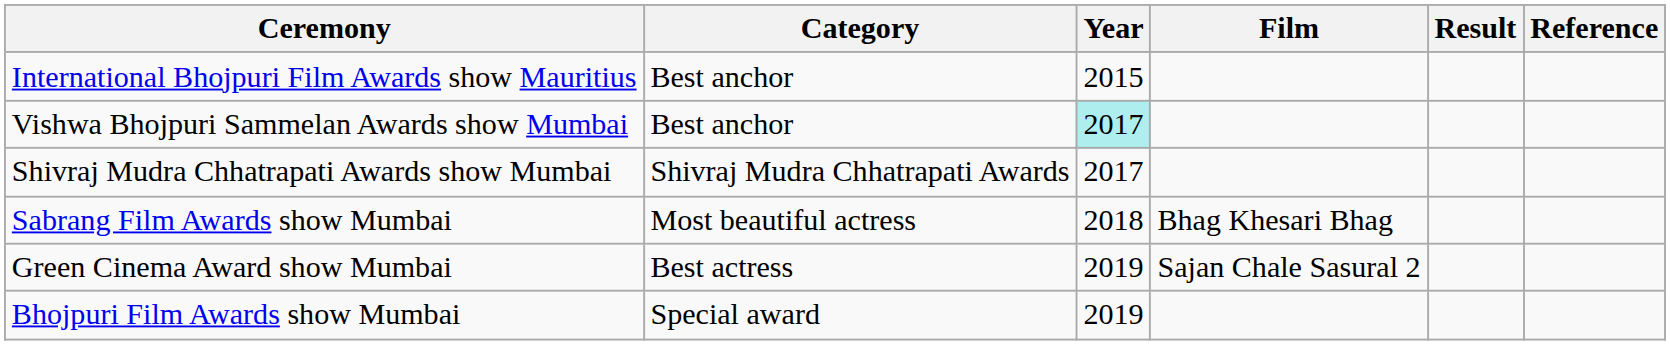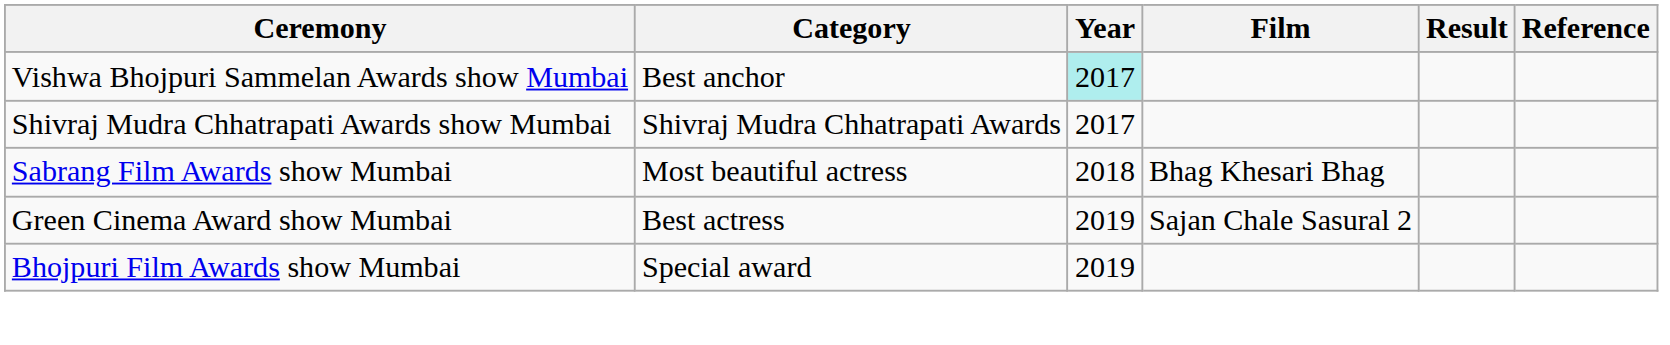- row: (324, 76)
